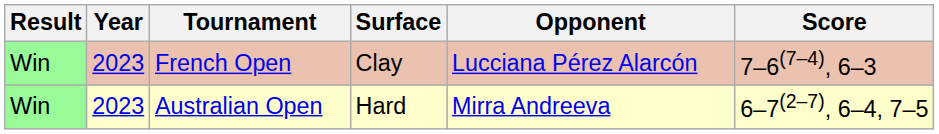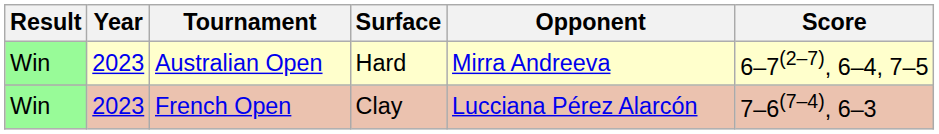rows swapped: (239, 106) <-> (223, 63)
